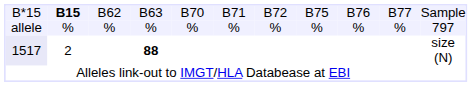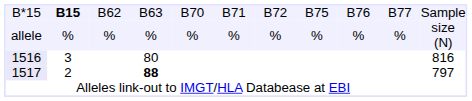(443, 28) 797 -> (443, 35) size (N)
+ row: (26, 58)
(443, 50) size (N) -> (443, 72) 797
